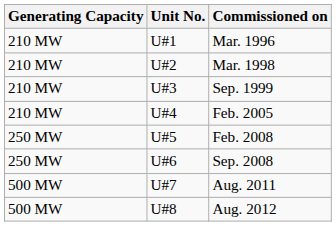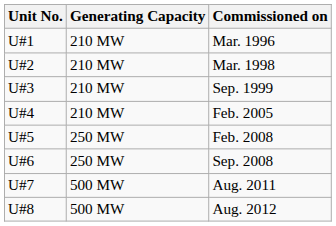columns swapped: (178, 16) <-> (76, 16)
